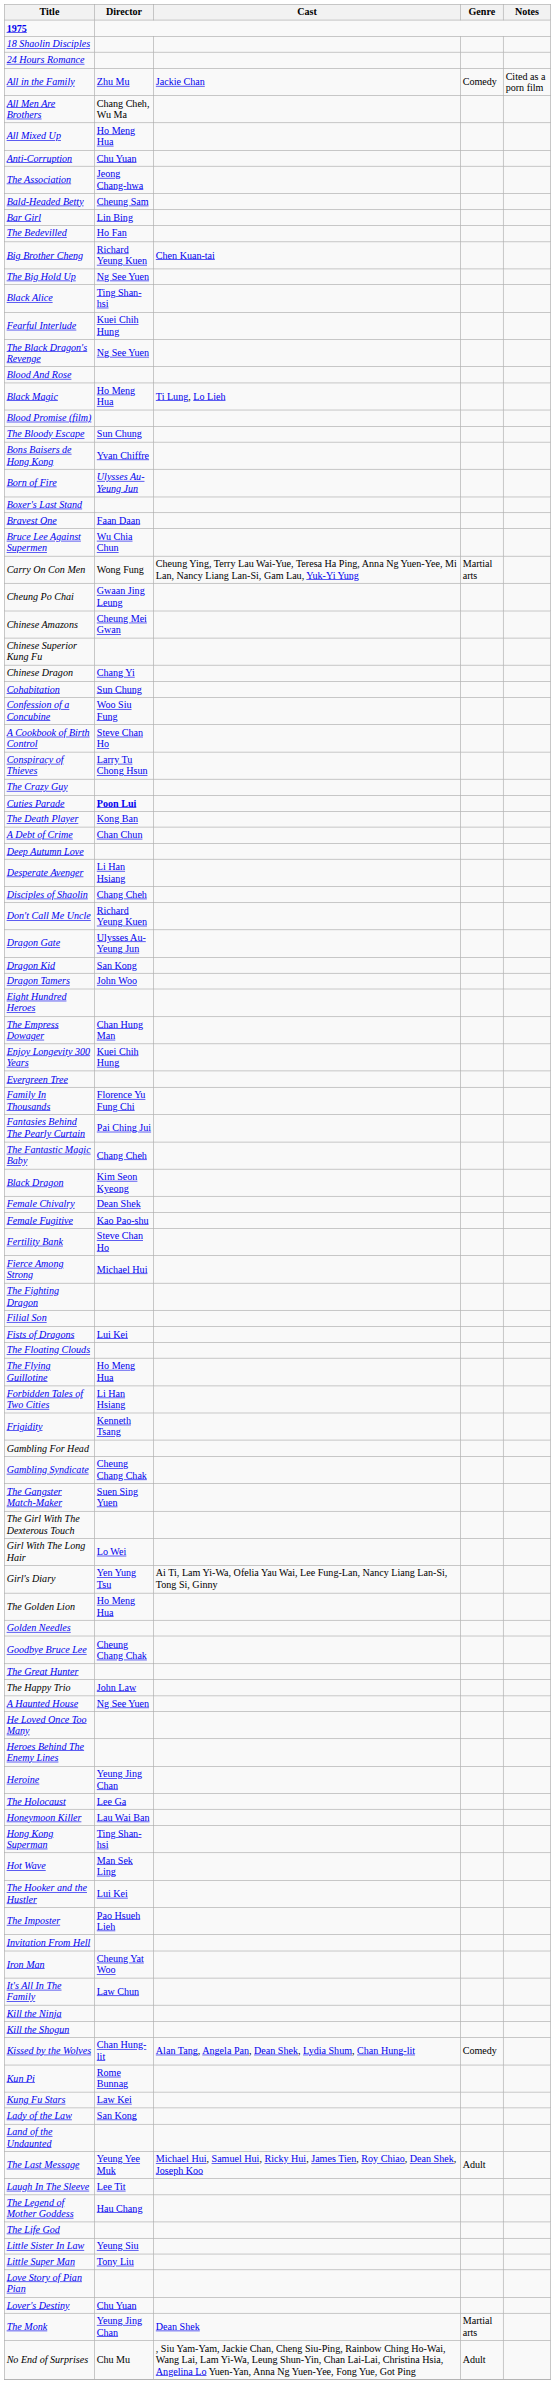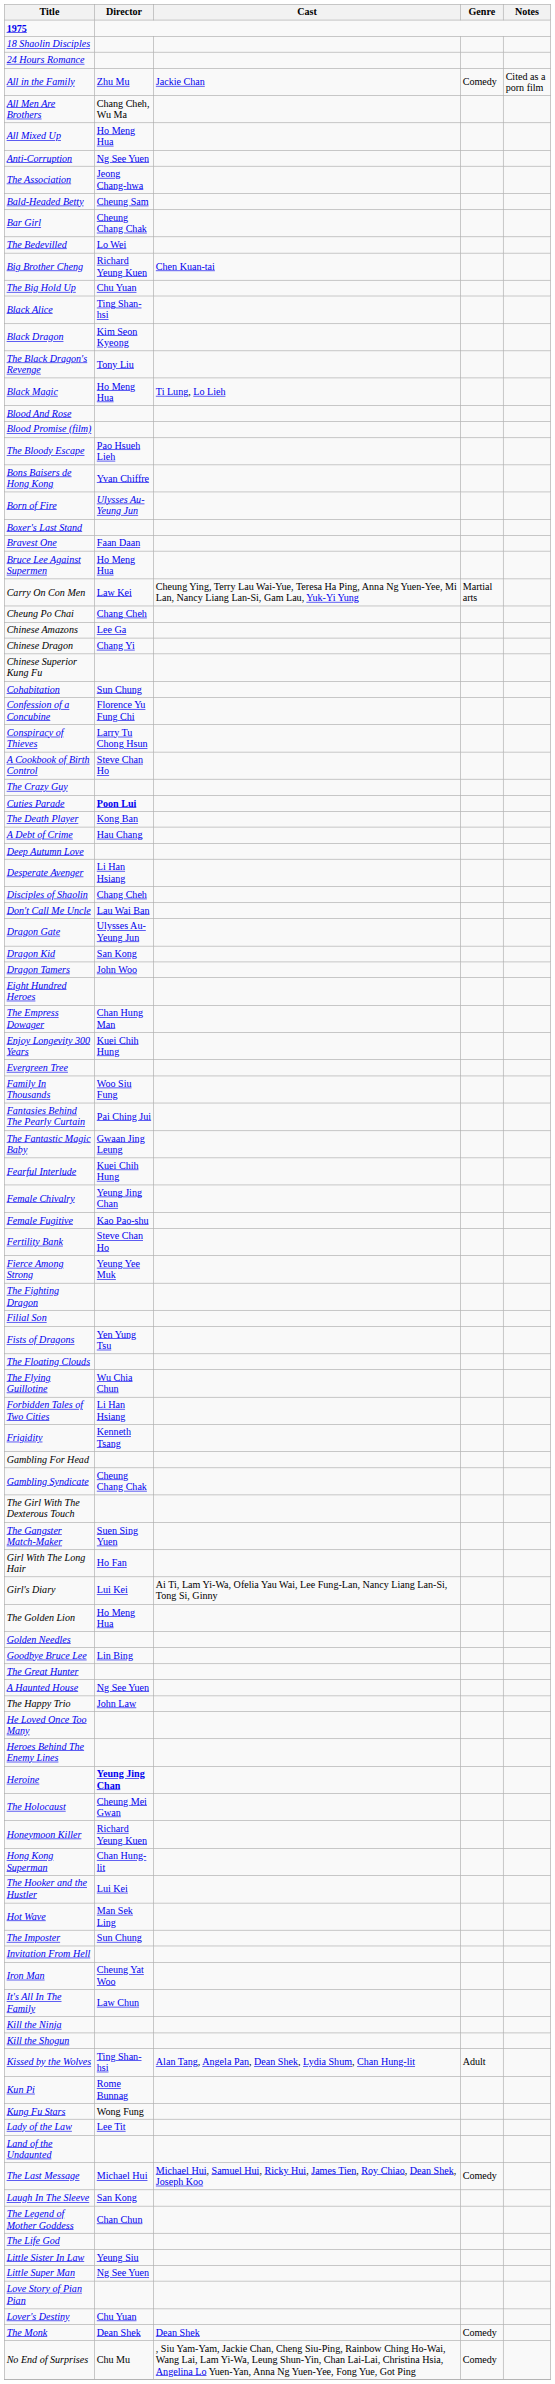(117, 158) Chu Yuan -> (123, 158) Ng See Yuen
(115, 217) Lin Bing -> (122, 223) Cheung Chang Chak
(112, 233) Ho Fan -> (112, 245) Lo Wei
(123, 277) Ng See Yuen -> (117, 288) Chu Yuan
rows swapped: (35, 1182) <-> (41, 325)
(123, 353) Ng See Yuen -> (115, 364) Tony Liu
rows swapped: (32, 396) <-> (39, 374)
(119, 434) Sun Chung -> (118, 451) Pao Hsueh Lieh
(115, 542) Wu Chia Chun -> (116, 565) Ho Meng Hua
(120, 569) Wong Fung -> (114, 592) Law Kei
(121, 597) Gwaan Jing Leung -> (122, 614) Chang Cheh
(122, 624) Cheung Mei Gwan -> (111, 630) Lee Ga
rows swapped: (40, 673) <-> (42, 651)
(114, 711) Woo Siu Fung -> (121, 711) Florence Yu Fung Chi
rows swapped: (35, 765) <-> (48, 738)
(120, 835) Chan Chun -> (120, 835) Hau Chang
(122, 916) Richard Yeung Kuen -> (123, 910) Lau Wai Ban
(121, 1100) Florence Yu Fung Chi -> (114, 1089) Woo Siu Fung
(122, 1155) Chang Cheh -> (121, 1144) Gwaan Jing Leung
(119, 1204) Dean Shek -> (119, 1198) Yeung Jing Chan
(122, 1269) Michael Hui -> (118, 1269) Yeung Yee Muk
(112, 1334) Lui Kei -> (116, 1340) Yen Yung Tsu
(116, 1372) Ho Meng Hua -> (115, 1383) Wu Chia Chun
rows swapped: (34, 1497) <-> (43, 1524)
(112, 1552) Lo Wei -> (112, 1563) Ho Fan
(116, 1579) Yen Yung Tsu -> (112, 1590) Lui Kei
(122, 1650) Cheung Chang Chak -> (115, 1655) Lin Bing
rows swapped: (39, 1687) <-> (42, 1703)
(119, 1780) normal -> (121, 1780) bold
(111, 1801) Lee Ga -> (122, 1807) Cheung Mei Gwan
(123, 1817) Lau Wai Ban -> (122, 1834) Richard Yeung Kuen
(119, 1839) Ting Shan-hsi -> (122, 1862) Chan Hung-lit
rows swapped: (47, 1893) <-> (26, 1866)
(118, 1921) Pao Hsueh Lieh -> (119, 1938) Sun Chung
(122, 2051) Chan Hung-lit -> (119, 2062) Ting Shan-hsi
(480, 2051) Comedy -> (474, 2062) Adult
(114, 2100) Law Kei -> (120, 2111) Wong Fung
(117, 2116) San Kong -> (111, 2127) Lee Tit
(118, 2165) Yeung Yee Muk -> (122, 2176) Michael Hui
(474, 2165) Adult -> (480, 2176) Comedy
(111, 2186) Lee Tit -> (117, 2198) San Kong
(120, 2208) Hau Chang -> (120, 2219) Chan Chun
(115, 2262) Tony Liu -> (123, 2273) Ng See Yuen
(119, 2327) Yeung Jing Chan -> (119, 2332) Dean Shek
(478, 2327) Martial arts -> (480, 2332) Comedy
(474, 2360) Adult -> (480, 2360) Comedy
